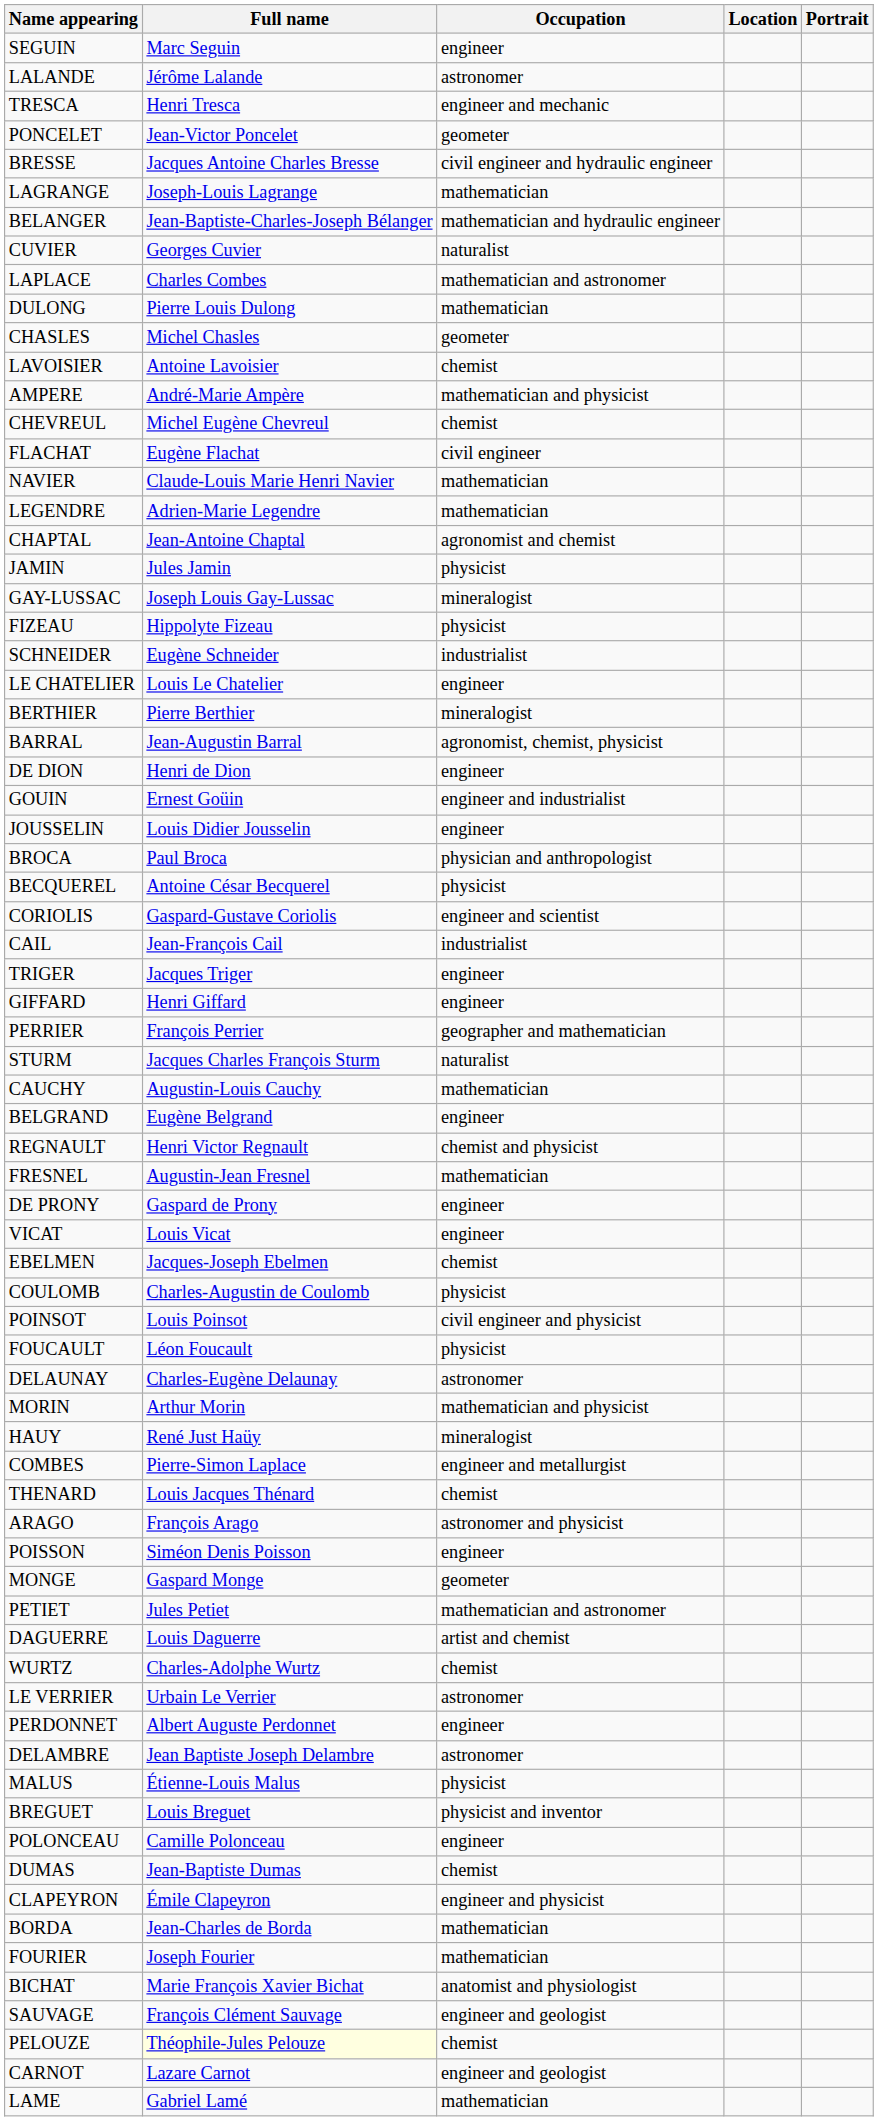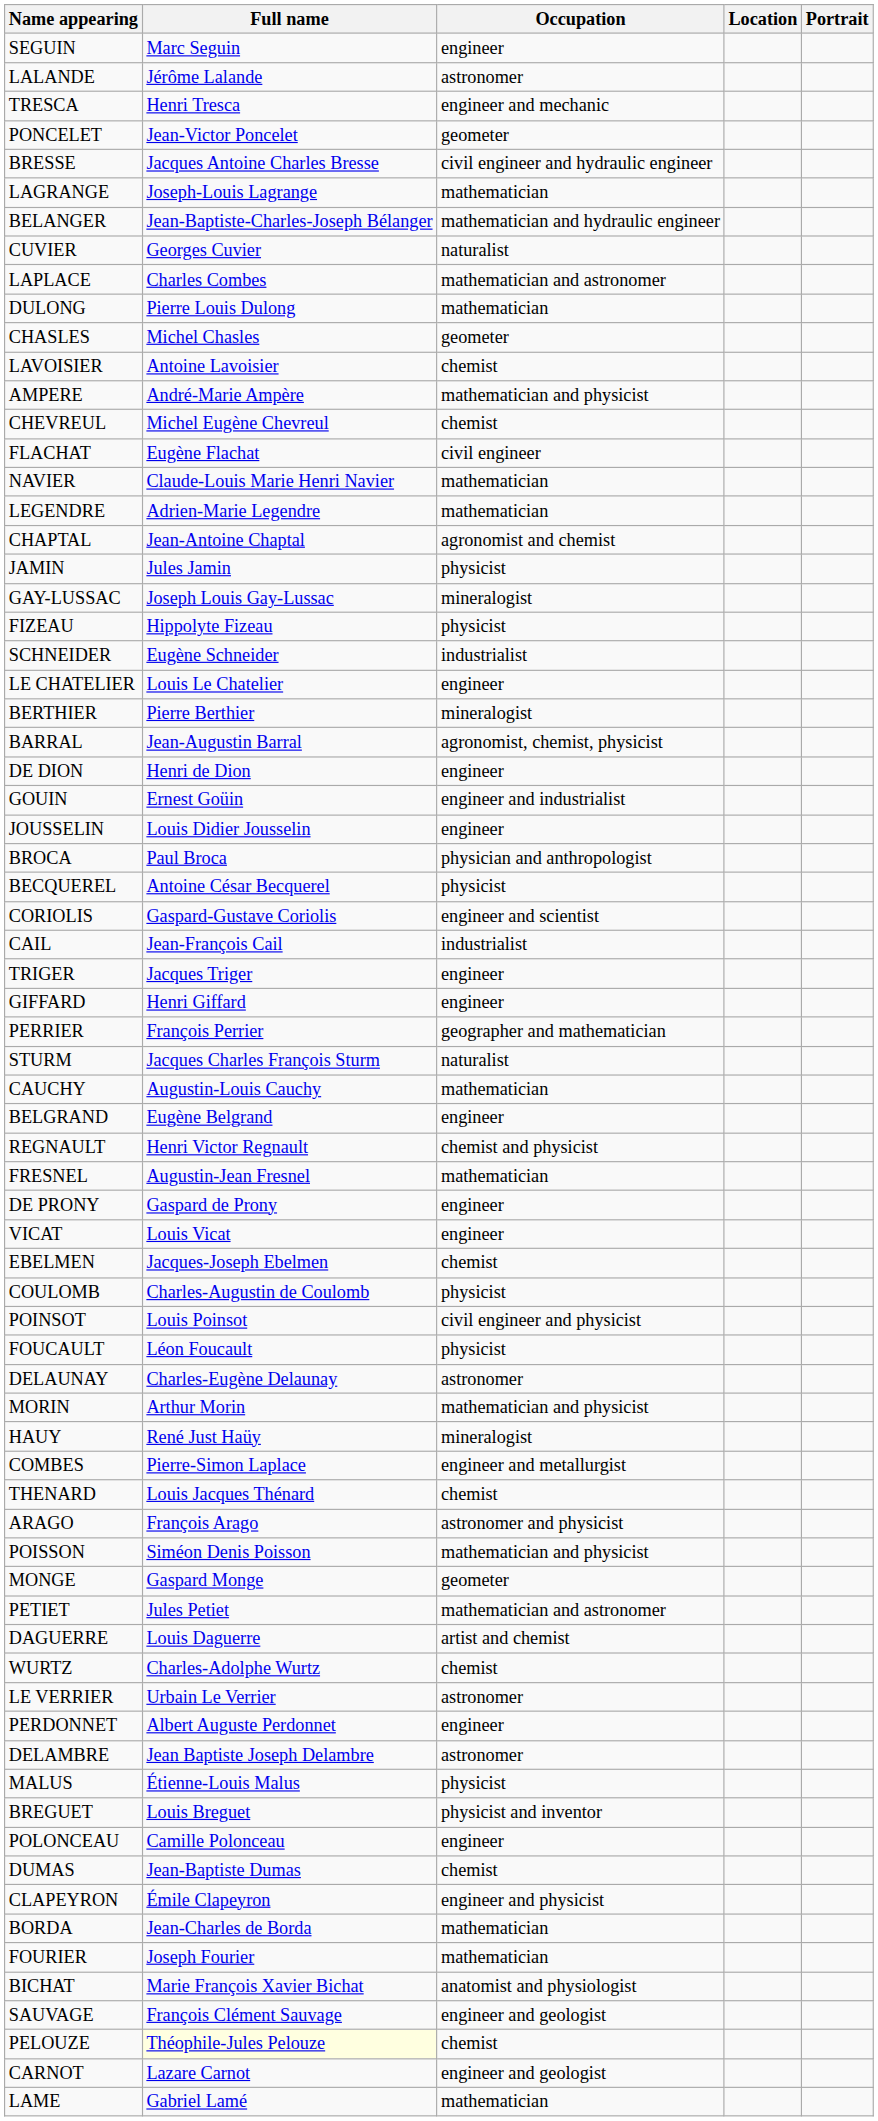(472, 1552) engineer -> (545, 1552) mathematician and physicist
